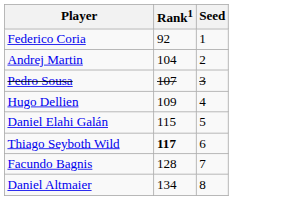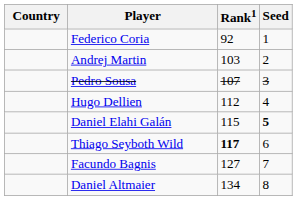+ column: (36, 16)
(167, 60) 104 -> (230, 60) 103
(167, 101) 109 -> (230, 101) 112
(202, 122) normal -> (266, 122) bold
(167, 164) 128 -> (230, 164) 127
